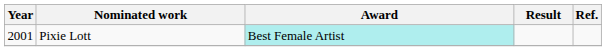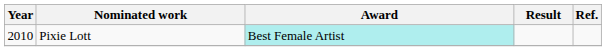(20, 35) 2001 -> (20, 35) 2010
